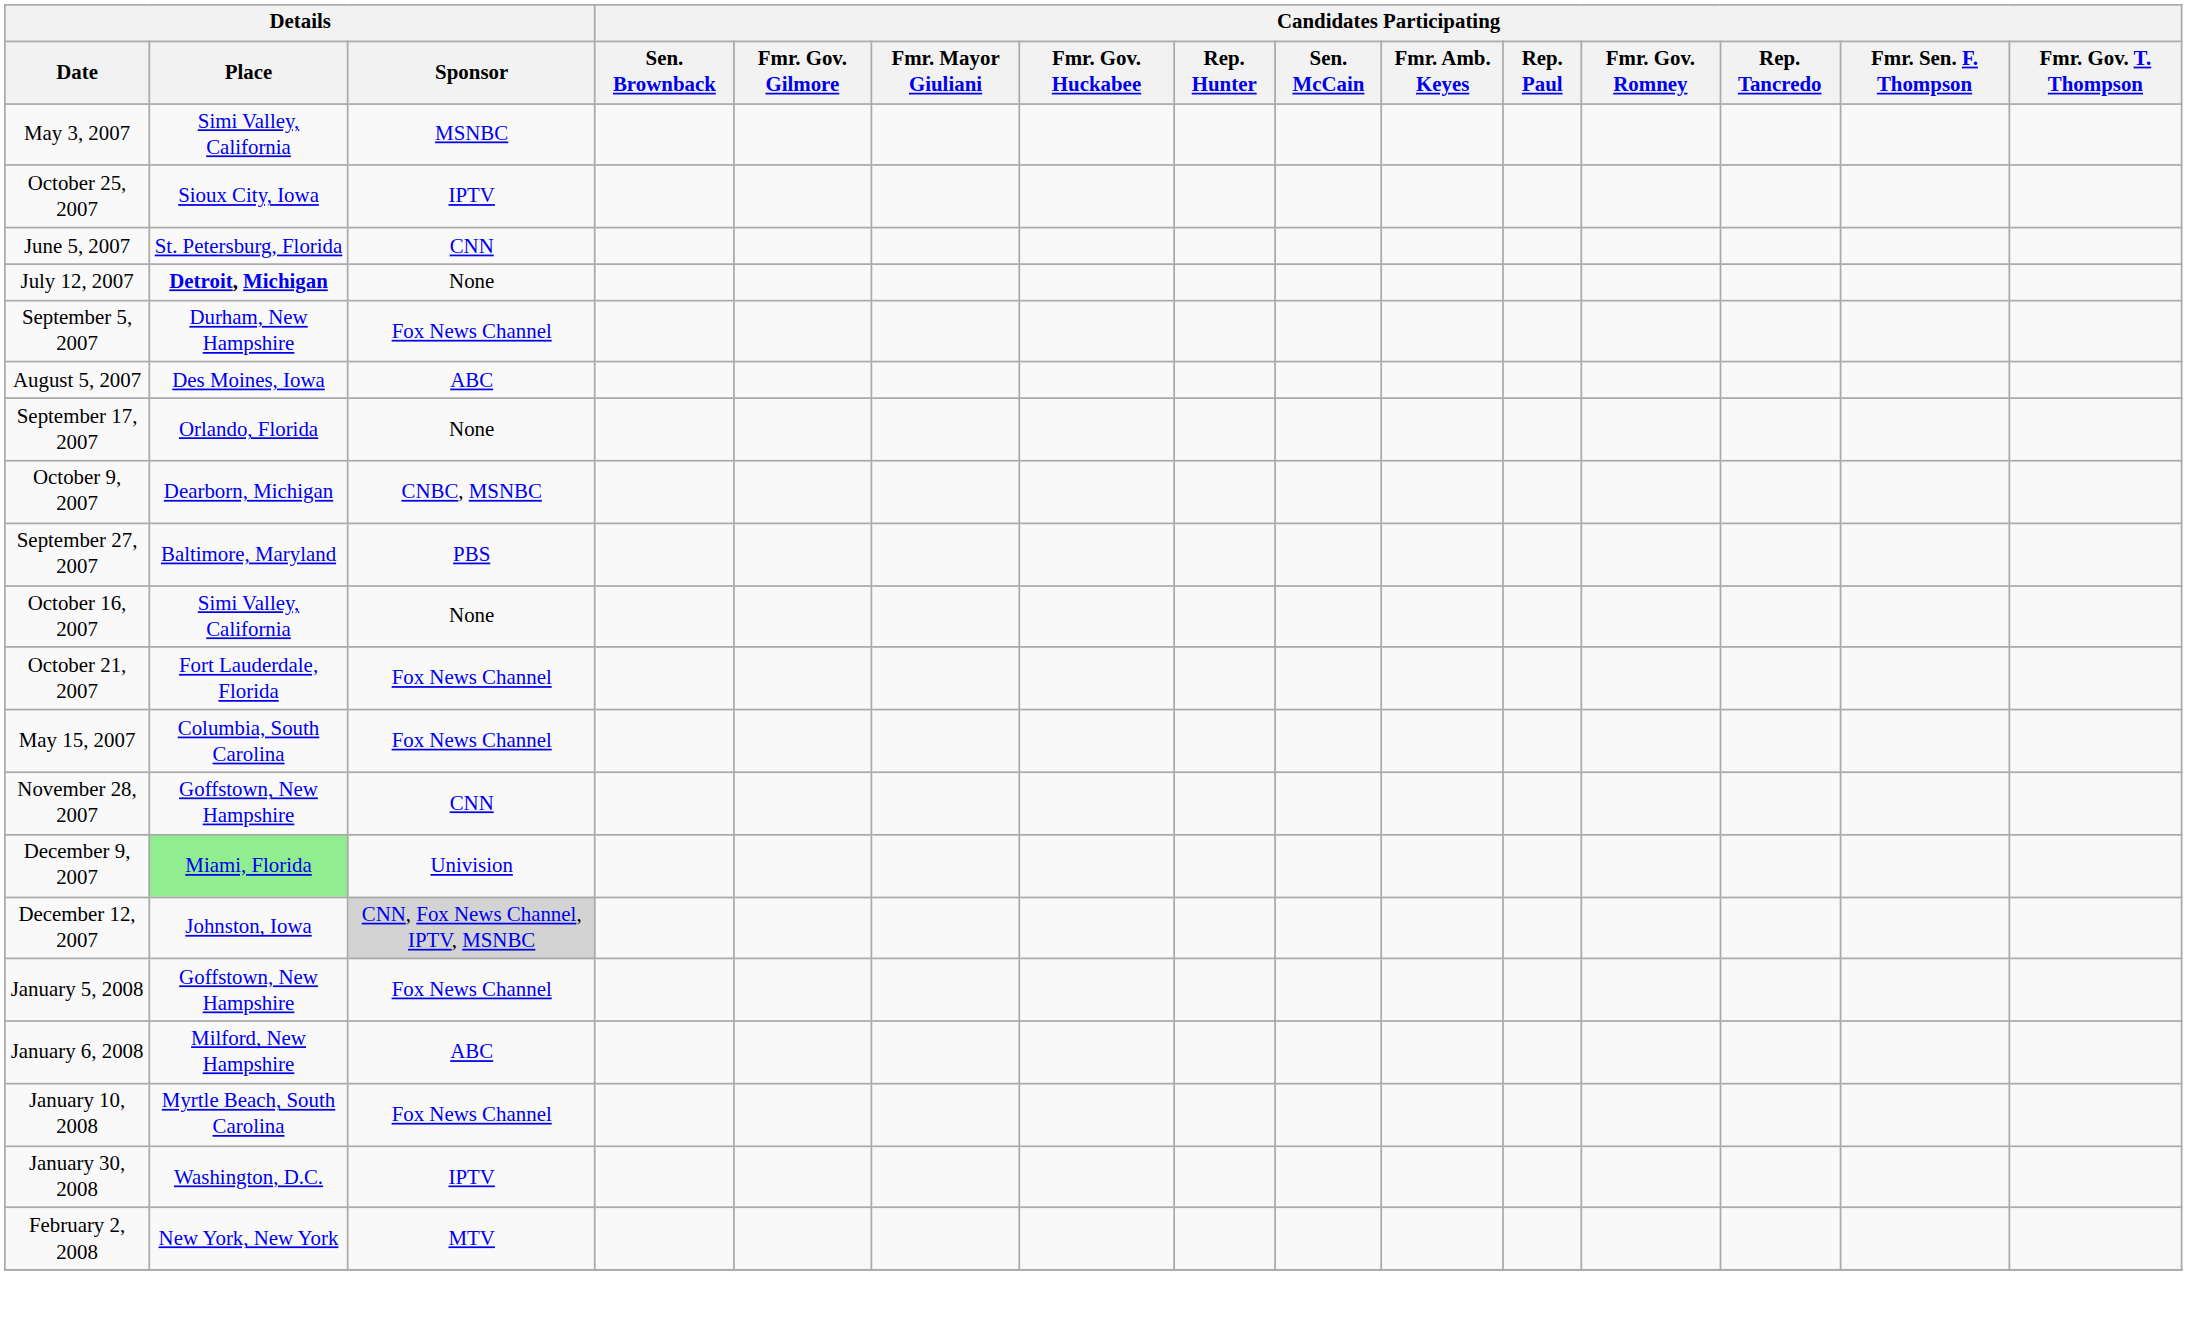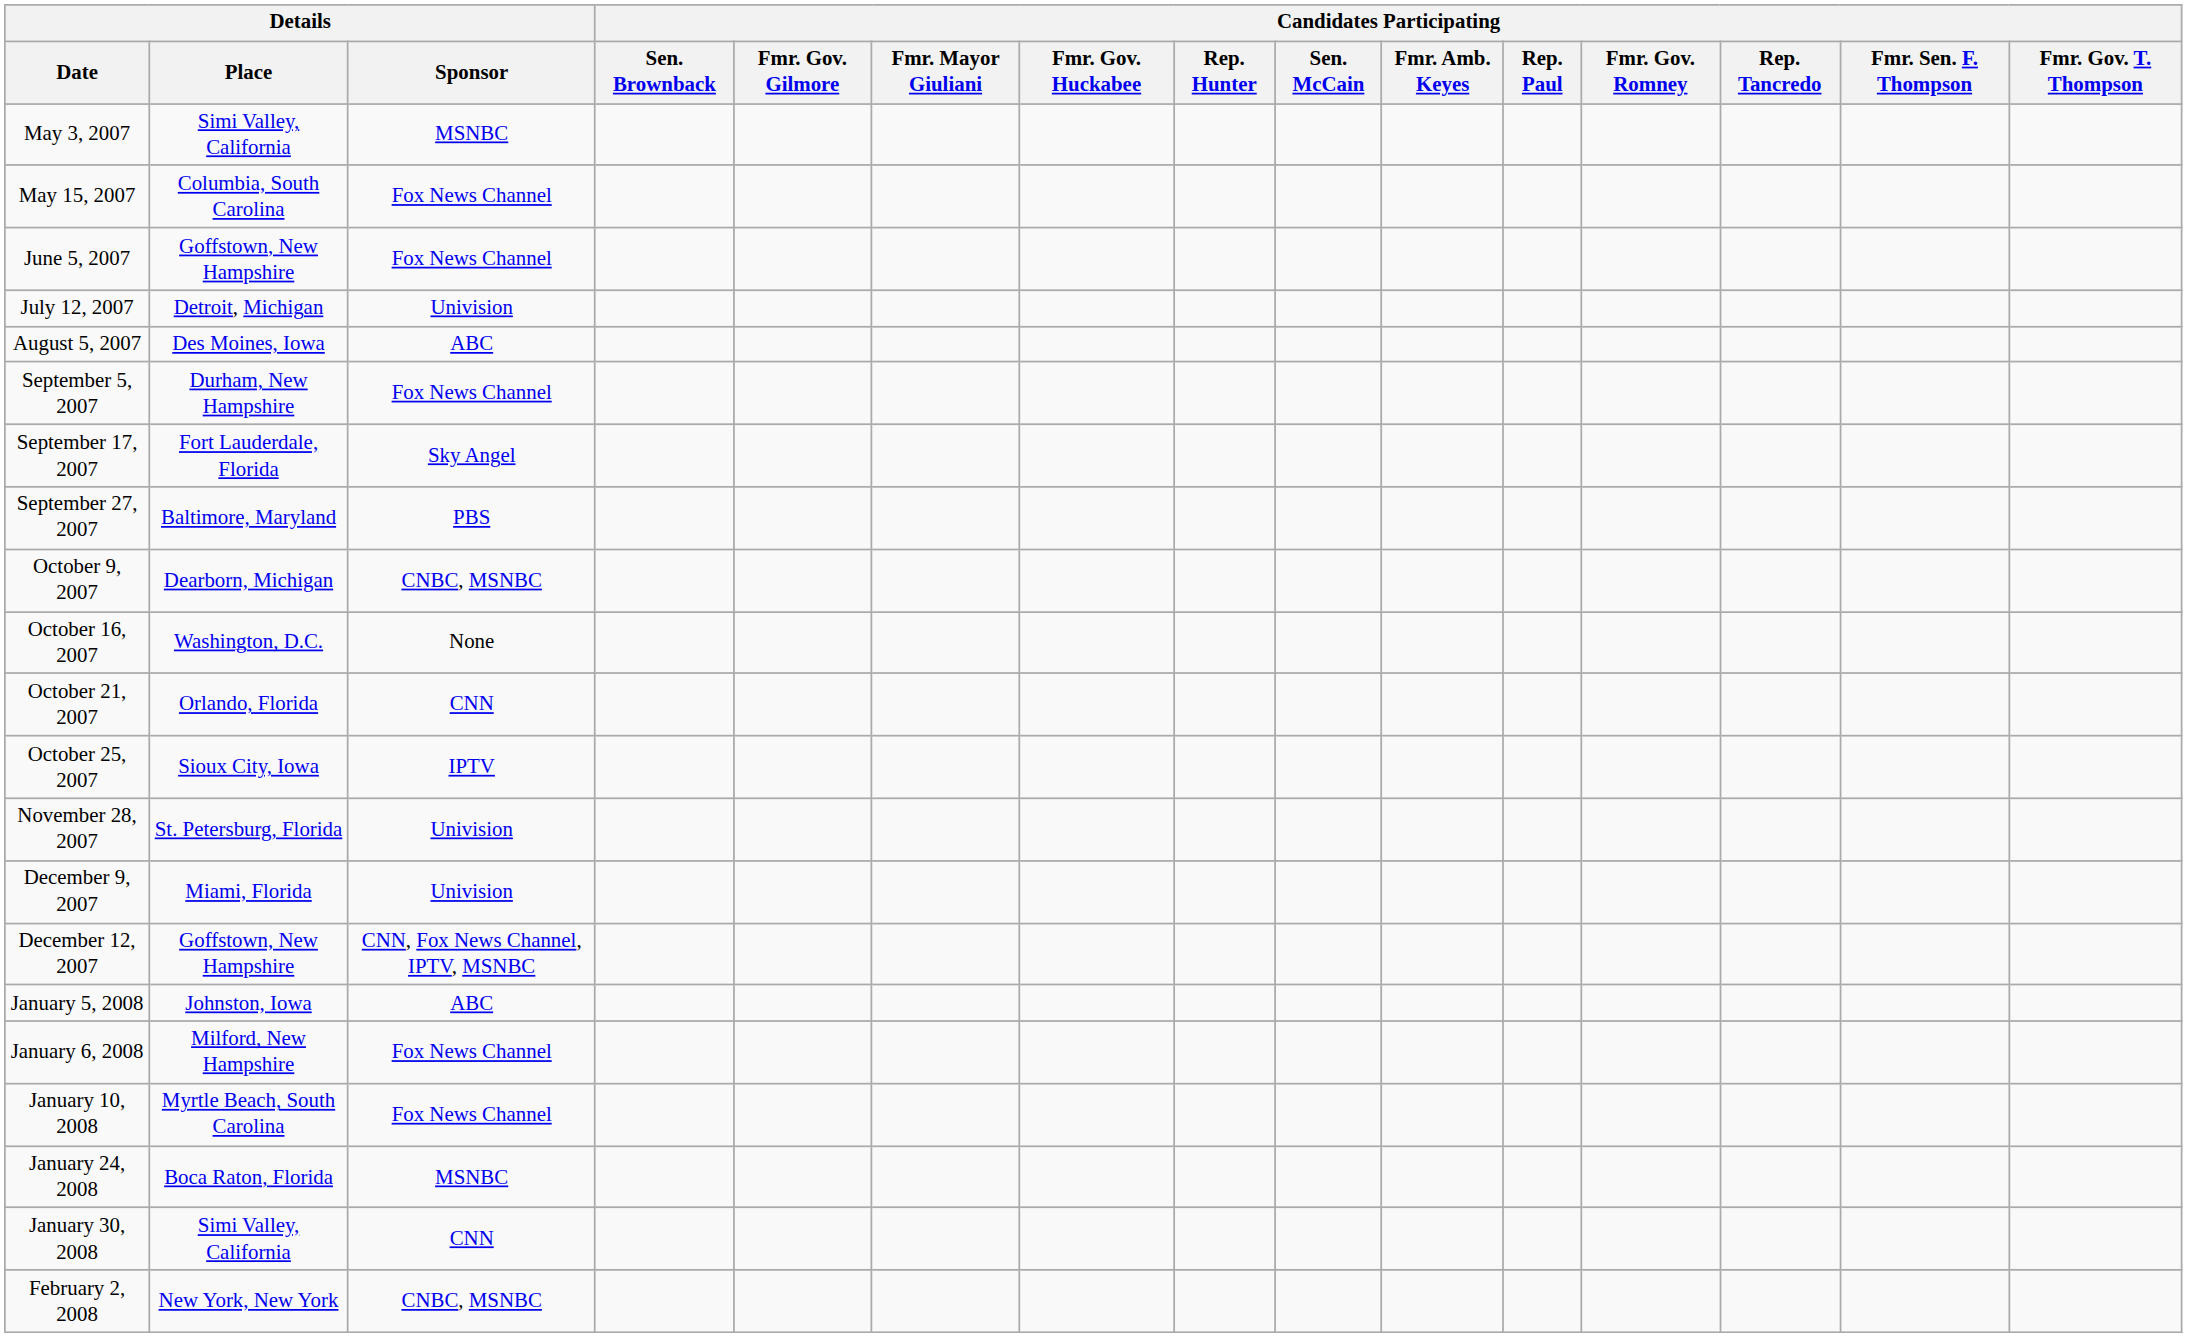rows swapped: (77, 740) <-> (77, 196)
(249, 245) St. Petersburg, Florida -> (249, 258) Goffstown, New Hampshire
(472, 245) CNN -> (472, 258) Fox News Channel
(249, 281) bold -> (249, 307) normal
(472, 281) None -> (472, 307) Univision
rows swapped: (77, 380) <-> (77, 330)
(249, 429) Orlando, Florida -> (249, 455) Fort Lauderdale, Florida
(472, 429) None -> (472, 455) Sky Angel
rows swapped: (77, 553) <-> (77, 491)
(249, 616) Simi Valley, California -> (249, 642) Washington, D.C.
(249, 678) Fort Lauderdale, Florida -> (249, 704) Orlando, Florida
(472, 678) Fox News Channel -> (472, 704) CNN
(249, 802) Goffstown, New Hampshire -> (249, 828) St. Petersburg, Florida
(472, 802) CNN -> (472, 828) Univision
(249, 865) lightgreen background -> (249, 891) no background
(249, 927) Johnston, Iowa -> (249, 953) Goffstown, New Hampshire
(472, 927) lightgrey background -> (472, 953) no background
(249, 989) Goffstown, New Hampshire -> (249, 1002) Johnston, Iowa
(472, 989) Fox News Channel -> (472, 1002) ABC
(472, 1051) ABC -> (472, 1051) Fox News Channel
+ row: (77, 1176)
(249, 1176) Washington, D.C. -> (249, 1238) Simi Valley, California
(472, 1176) IPTV -> (472, 1238) CNN
(472, 1238) MTV -> (472, 1300) CNBC, MSNBC
